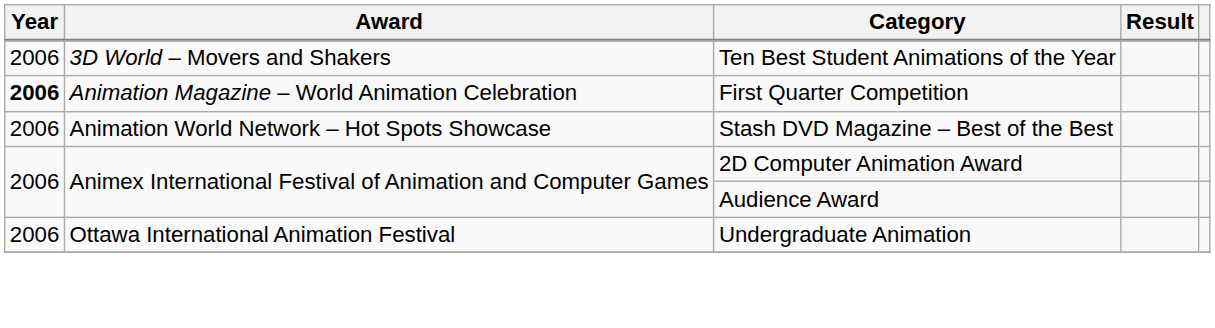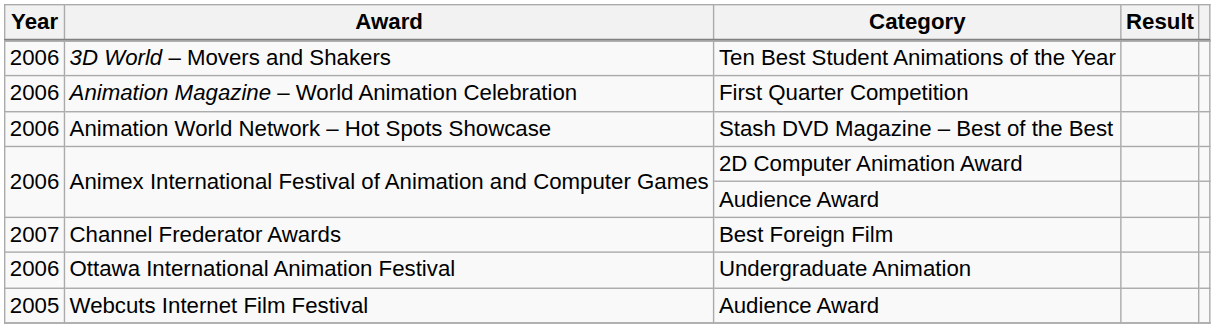(35, 93) bold -> (35, 93) normal
+ row: (205, 234)
+ row: (219, 305)
